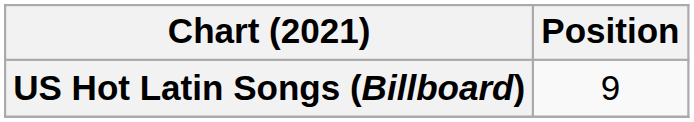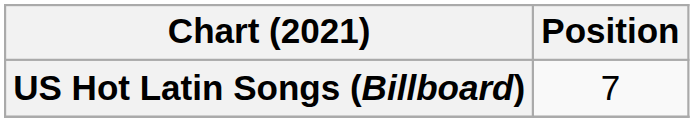(610, 87) 9 -> (610, 87) 7
